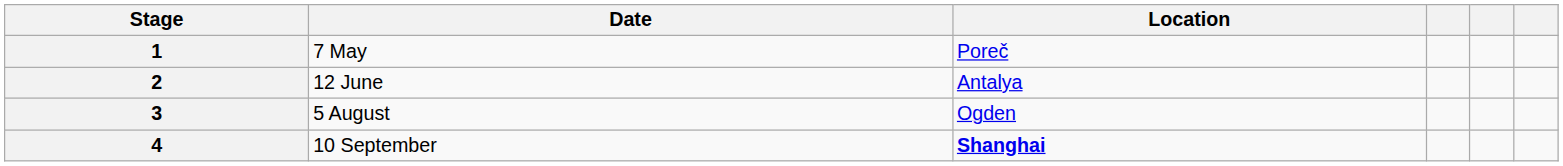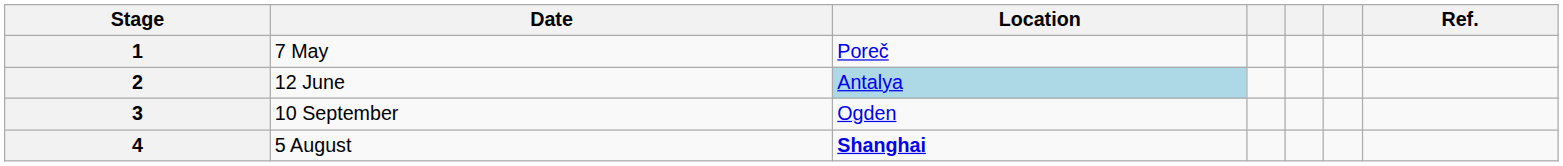+ column: (1460, 20)
(990, 82) no background -> (870, 82) lightblue background
(351, 113) 5 August -> (337, 113) 10 September
(375, 144) 10 September -> (313, 144) 5 August
